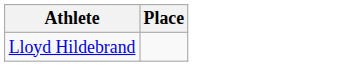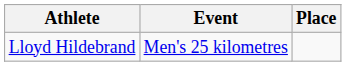+ column: (216, 18)
